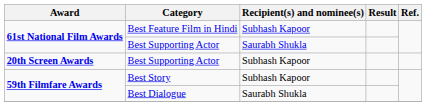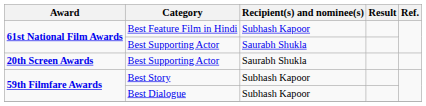(276, 61) Subhash Kapoor -> (274, 61) Saurabh Shukla
(274, 93) Saurabh Shukla -> (276, 93) Subhash Kapoor
